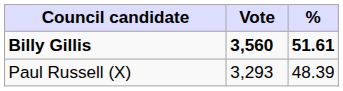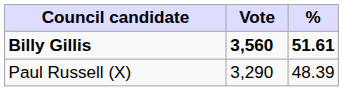(252, 72) 3,293 -> (252, 72) 3,290
